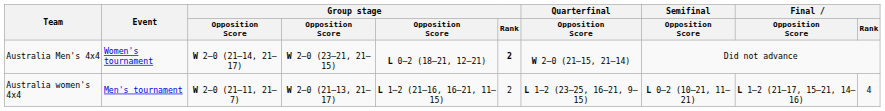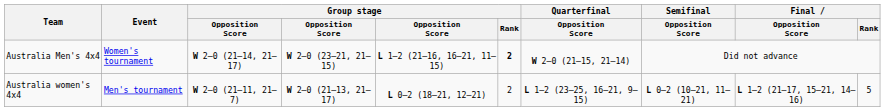(437, 61) L 0–2 (18–21, 12–21) -> (437, 61) L 1–2 (21–16, 16–21, 11–15)
(437, 95) L 1–2 (21–16, 16–21, 11–15) -> (437, 95) L 0–2 (18–21, 12–21)
(869, 90) 4 -> (869, 90) 5
